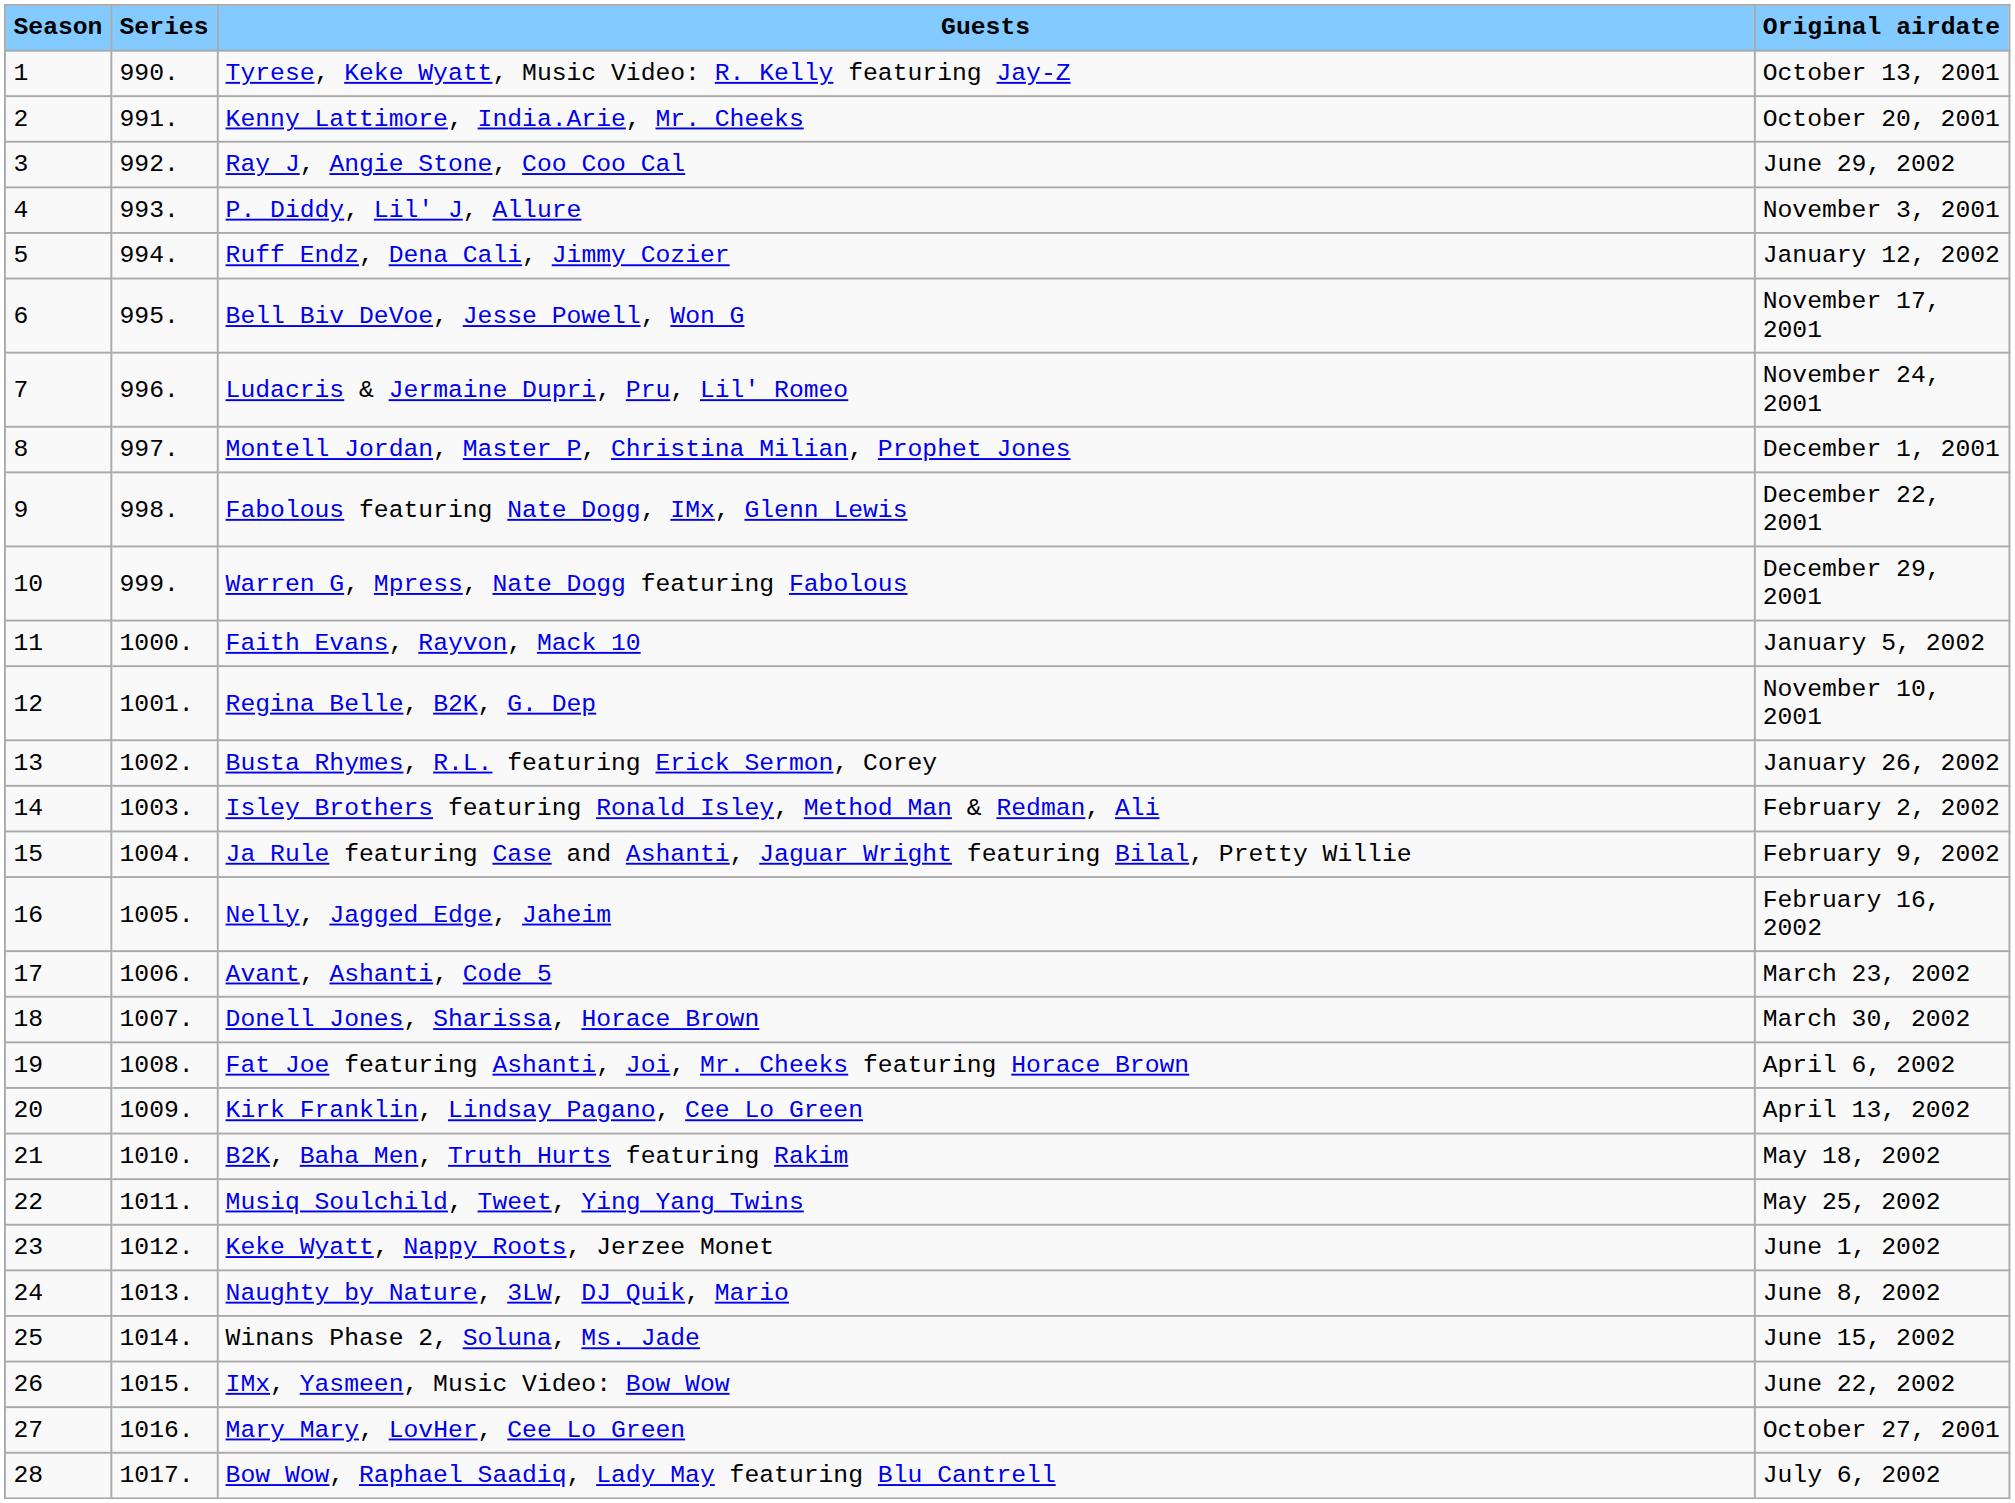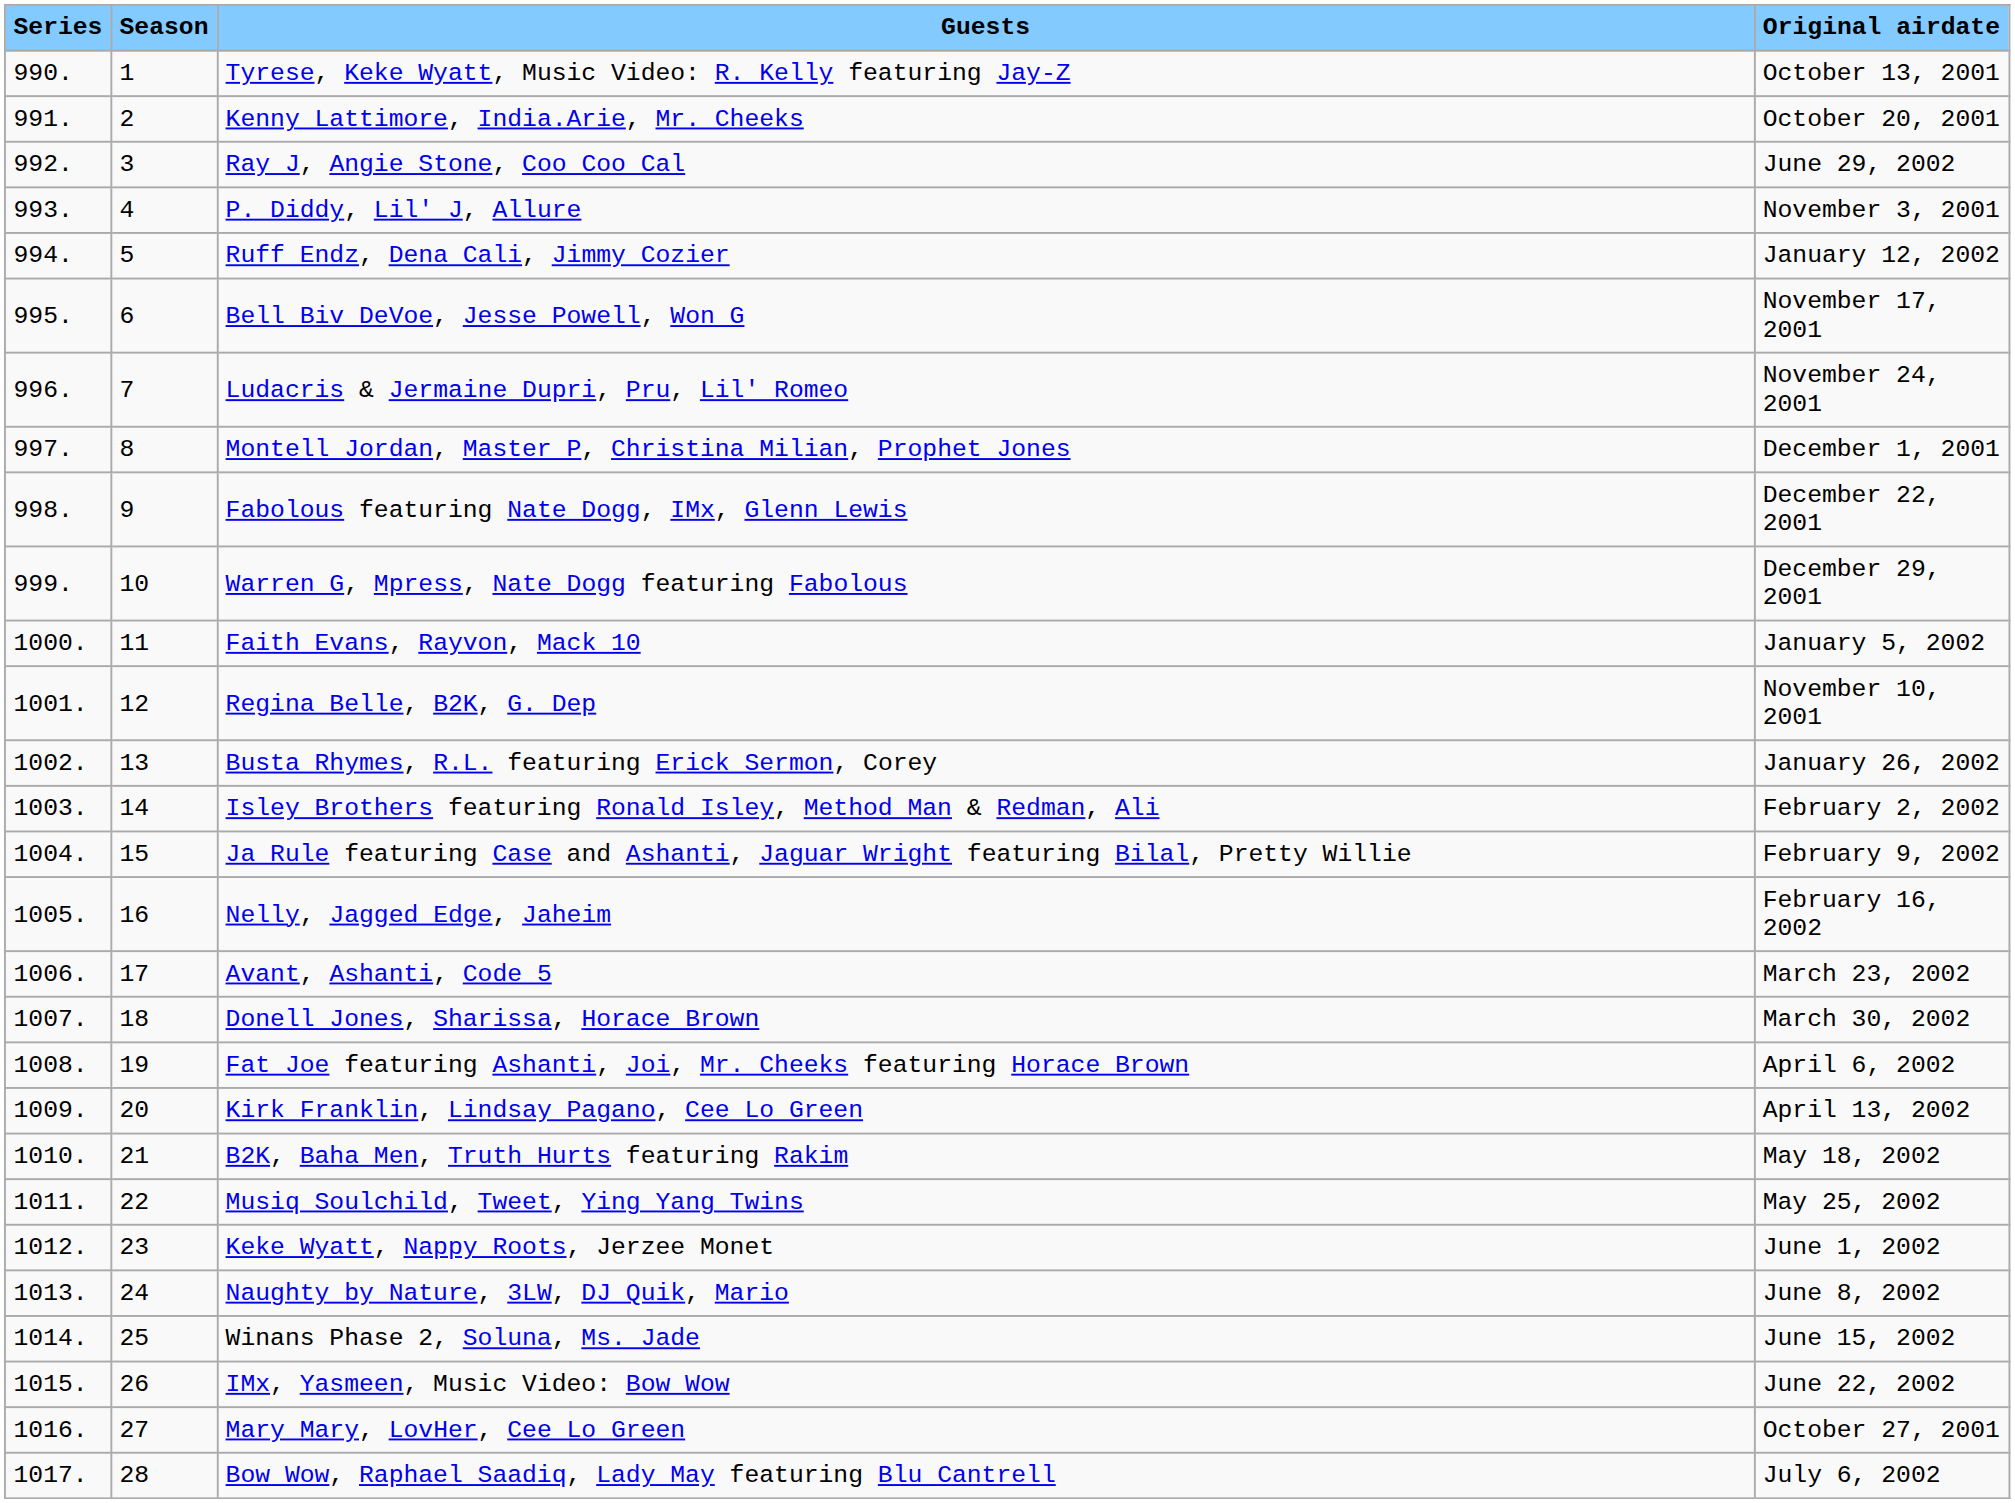columns swapped: (58, 28) <-> (164, 28)
